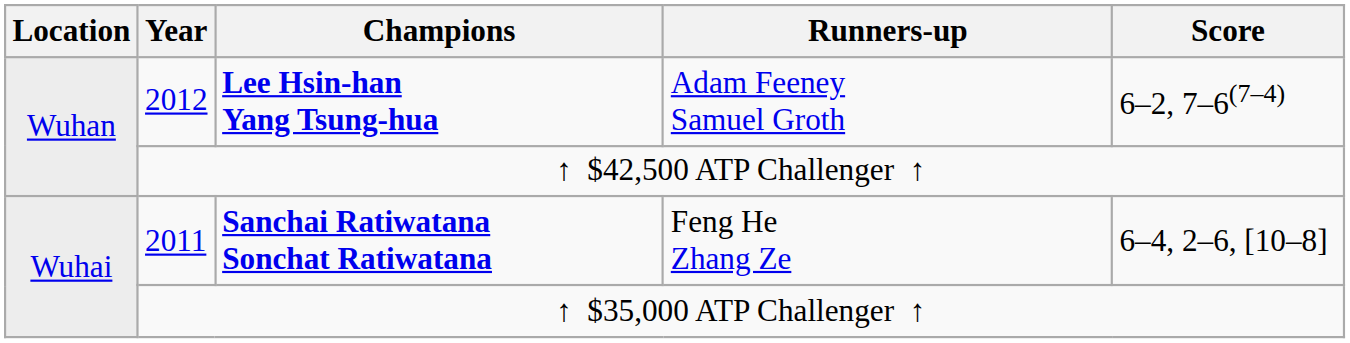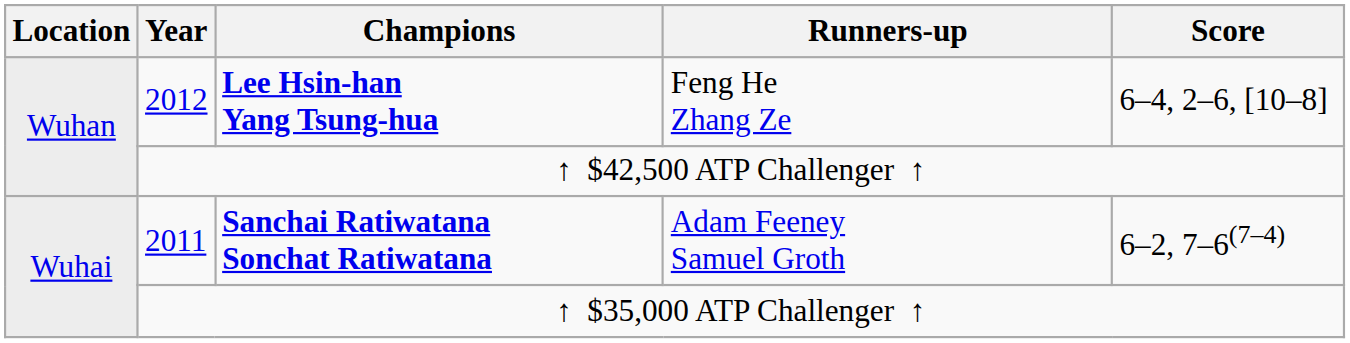(758, 100) Adam Feeney Samuel Groth -> (731, 100) Feng He Zhang Ze
(1202, 100) 6–2, 7–6(7–4) -> (1224, 100) 6–4, 2–6, [10–8]
(731, 240) Feng He Zhang Ze -> (758, 240) Adam Feeney Samuel Groth
(1224, 240) 6–4, 2–6, [10–8] -> (1202, 240) 6–2, 7–6(7–4)
